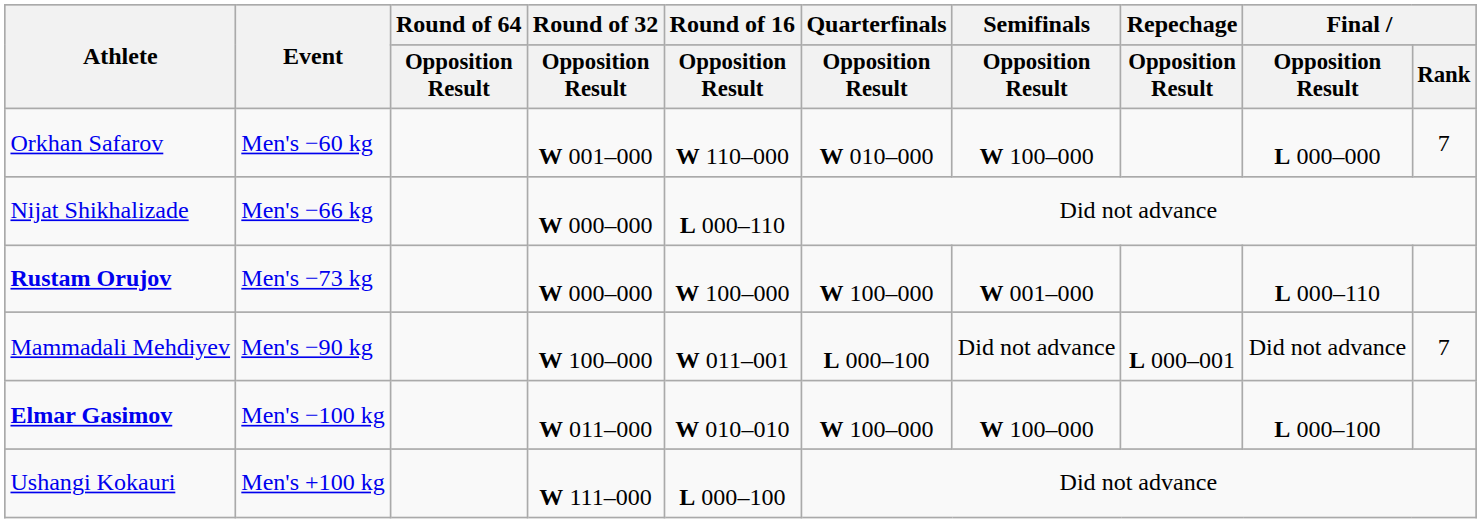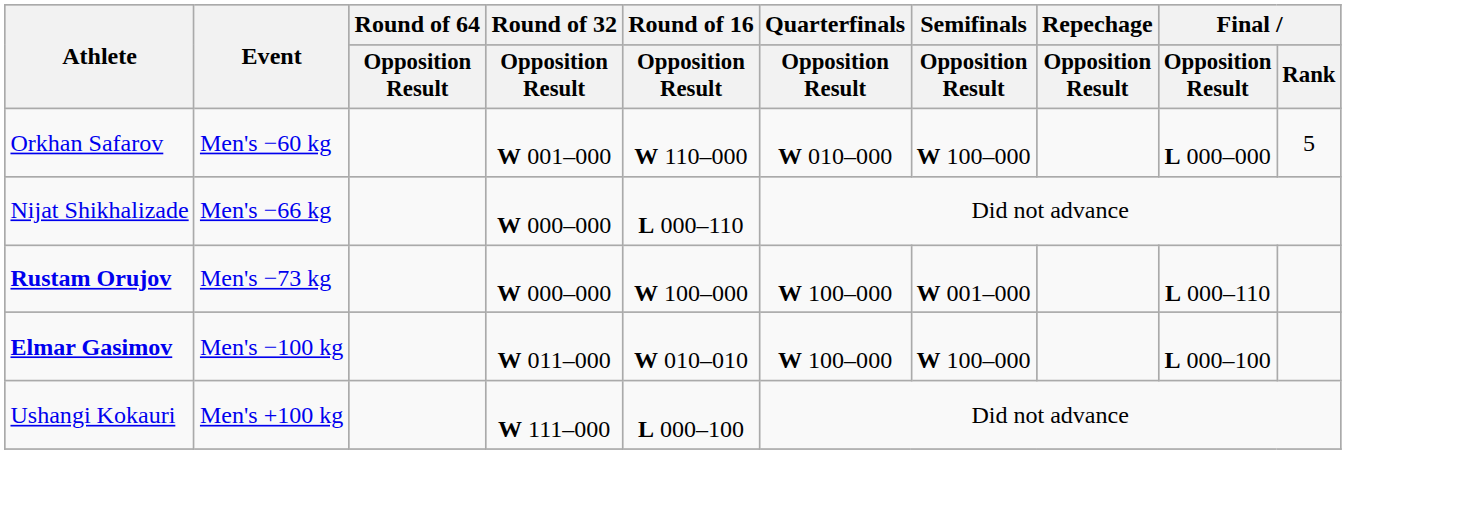(1444, 142) 7 -> (1309, 142) 5
- row: (120, 346)
